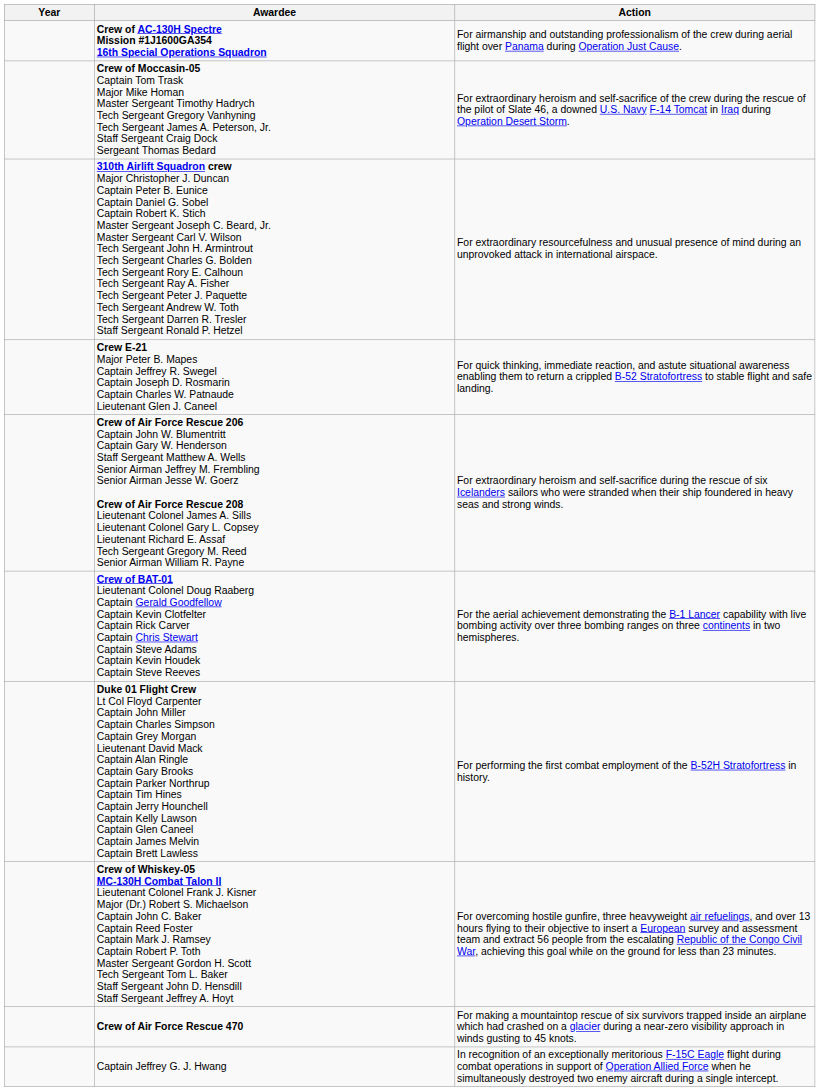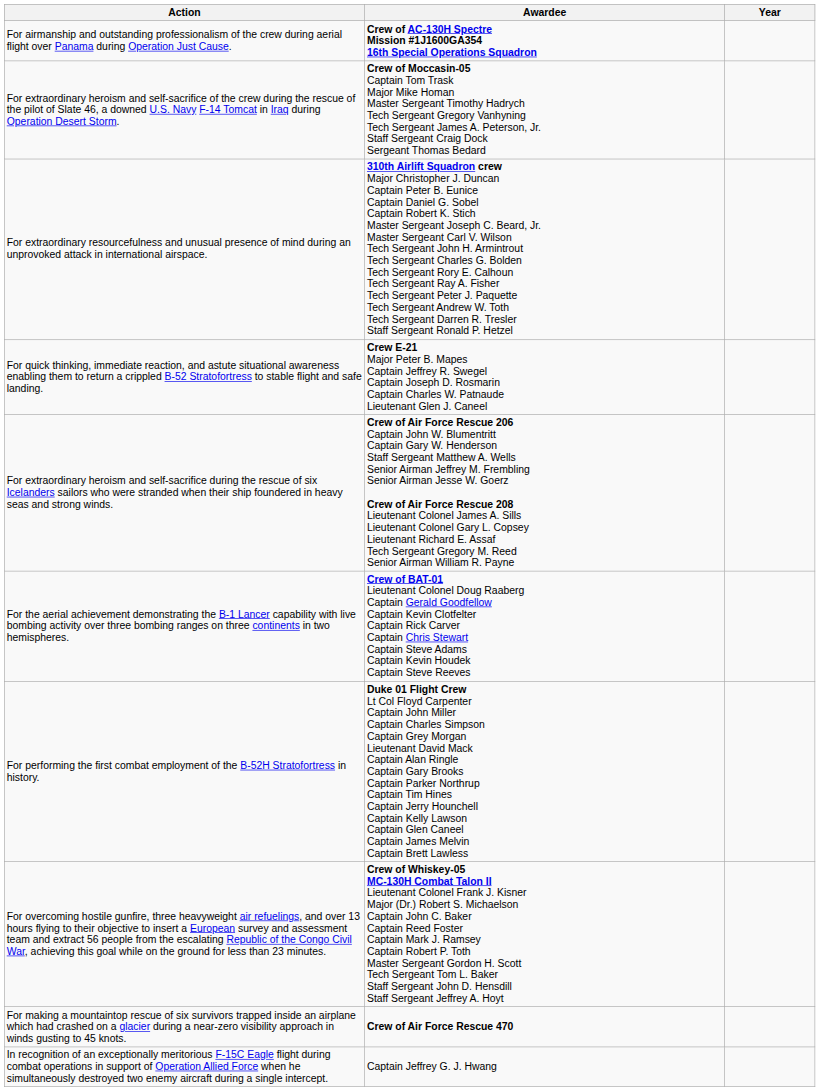columns swapped: (49, 12) <-> (635, 12)
